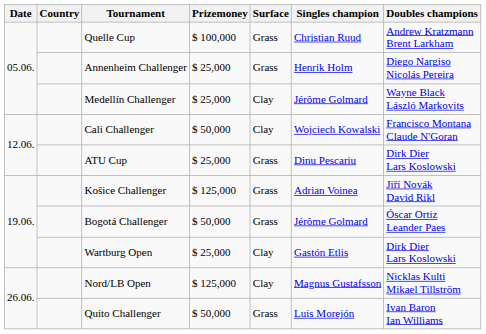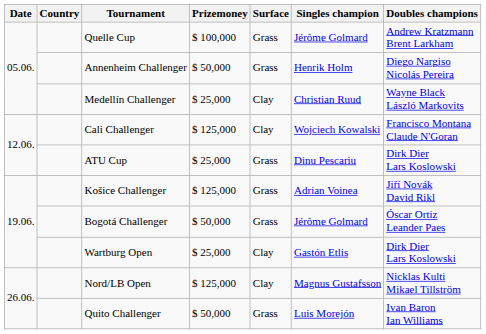(328, 37) Christian Ruud -> (331, 37) Jérôme Golmard
(211, 67) $ 25,000 -> (211, 67) $ 50,000
(331, 98) Jérôme Golmard -> (328, 98) Christian Ruud
(211, 129) $ 50,000 -> (214, 129) $ 125,000
